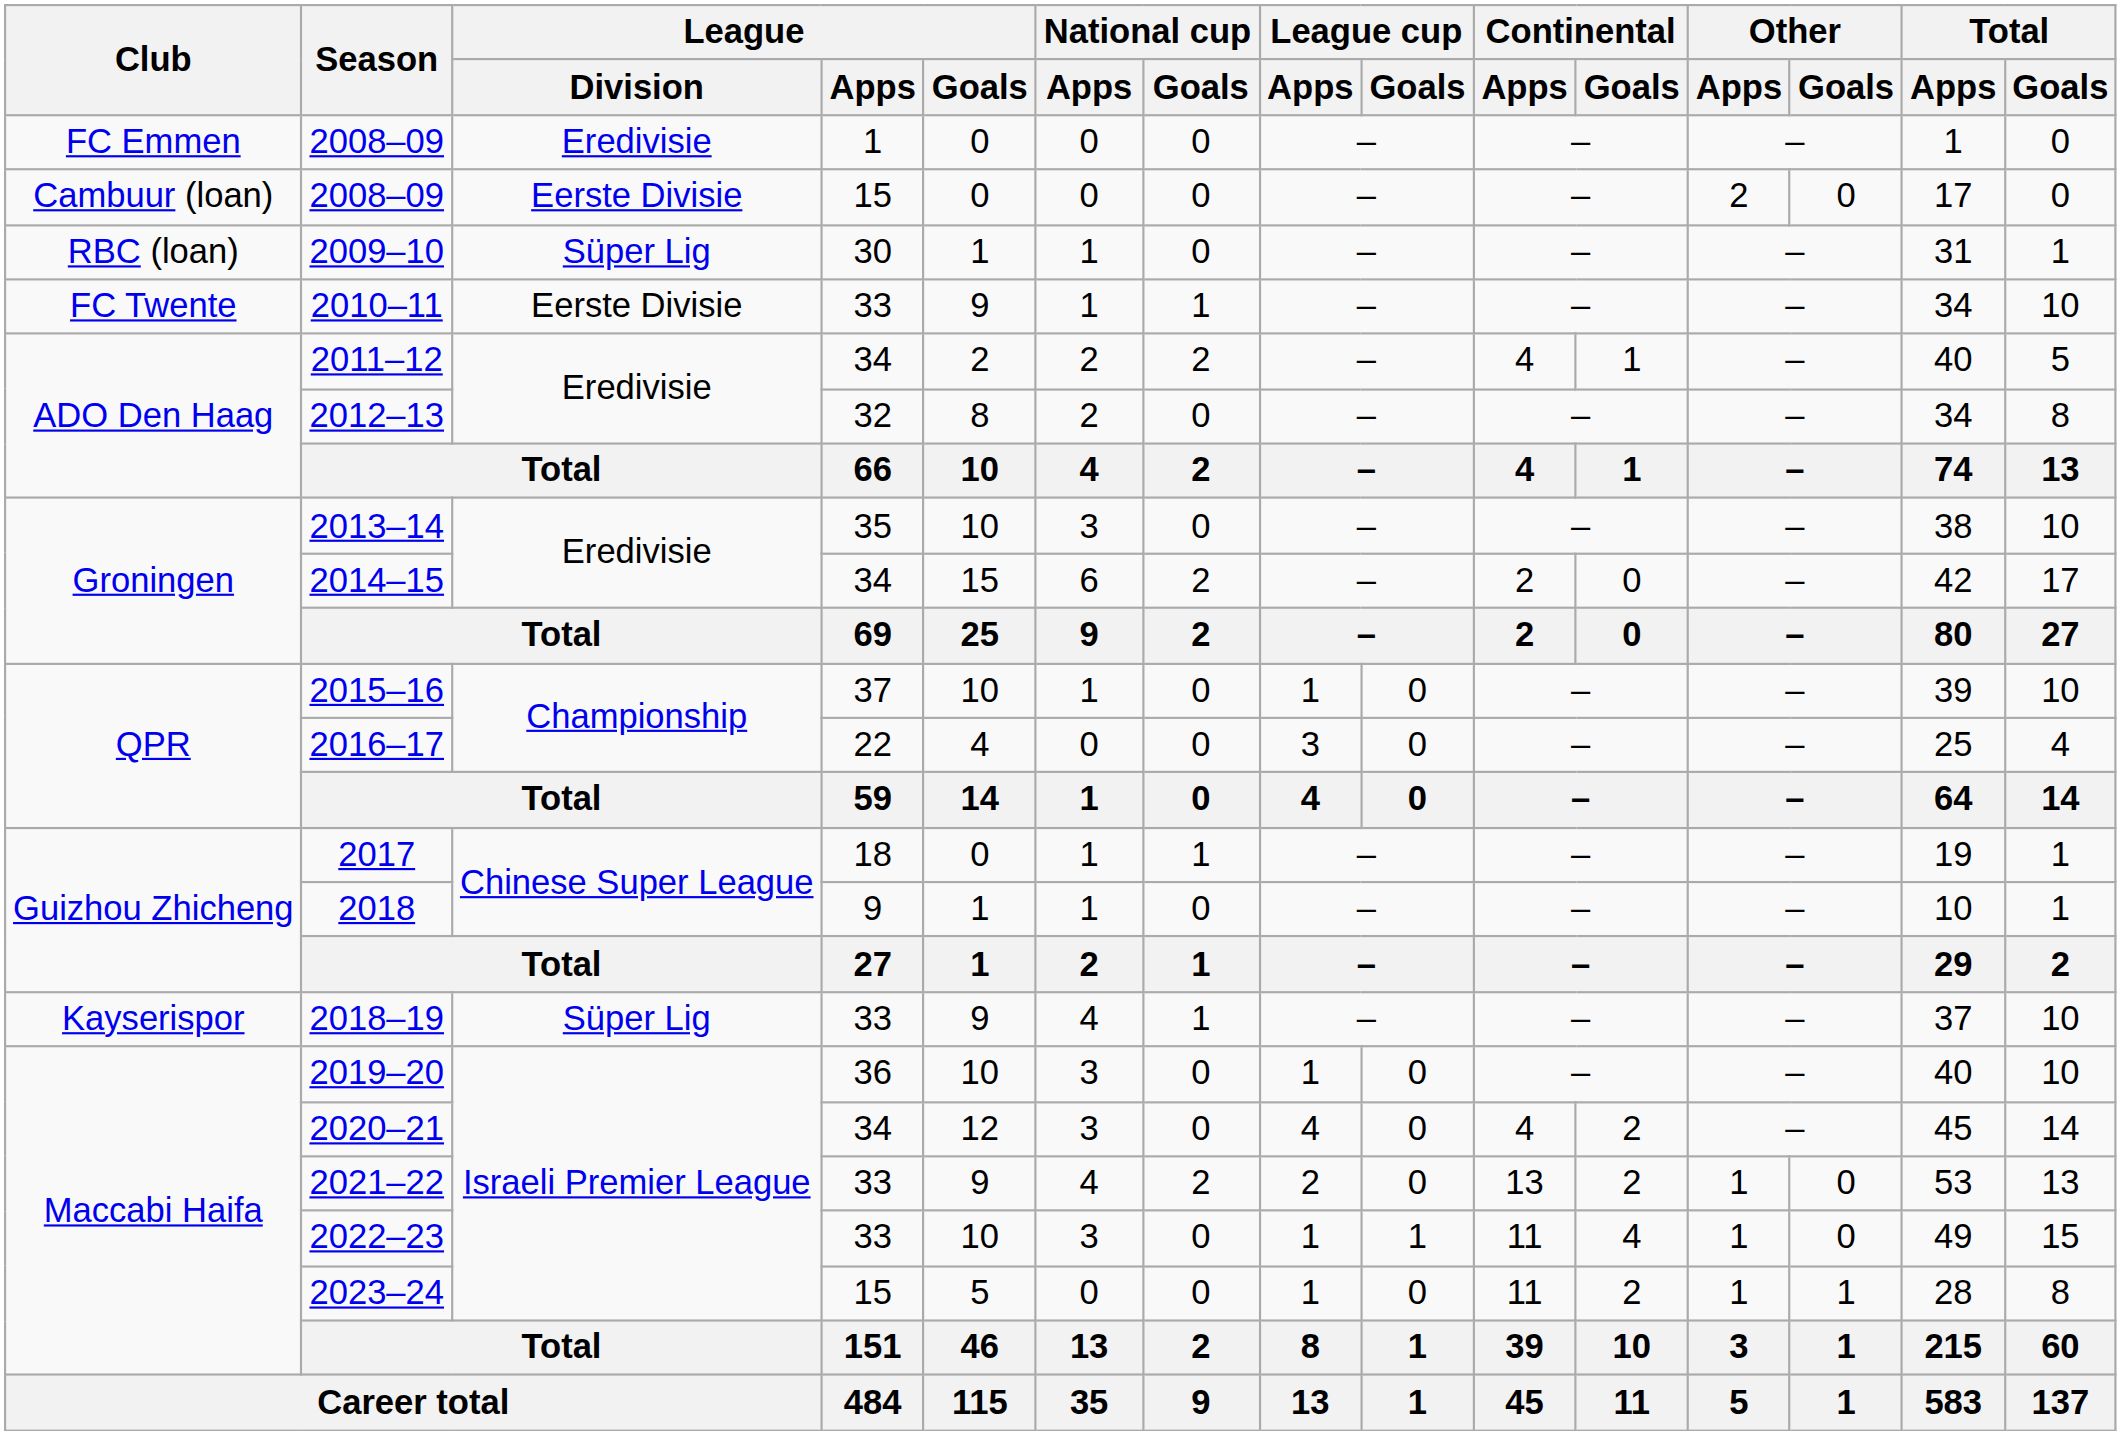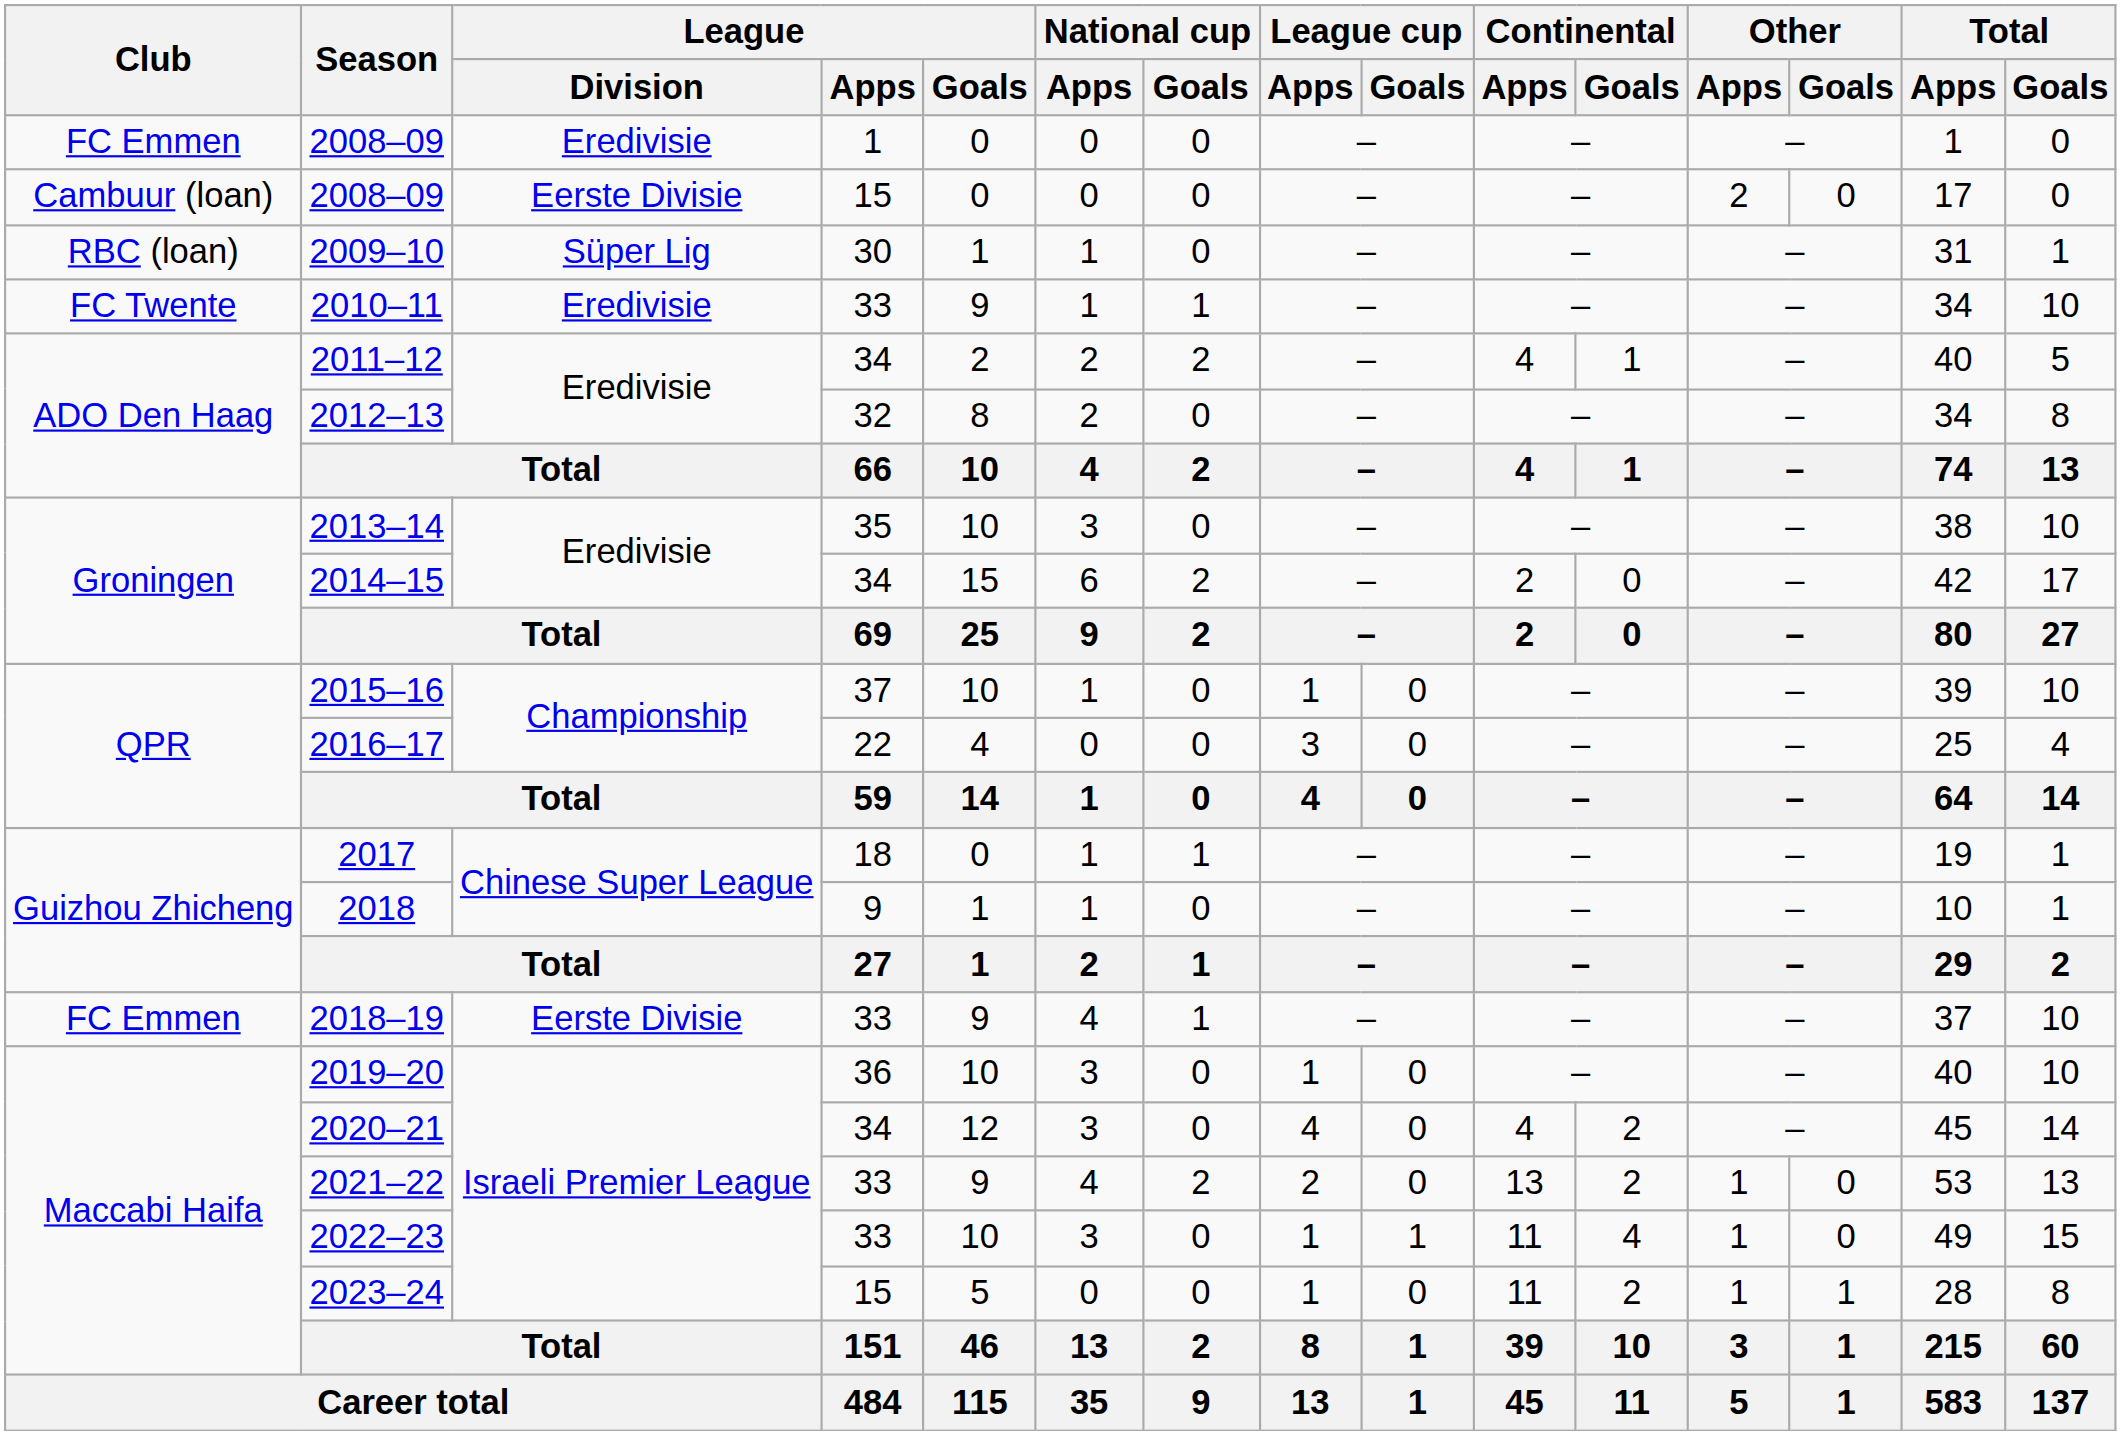(637, 305) Eerste Divisie -> (637, 305) Eredivisie
(153, 1018) Kayserispor -> (153, 1018) FC Emmen
(637, 1018) Süper Lig -> (637, 1018) Eerste Divisie
